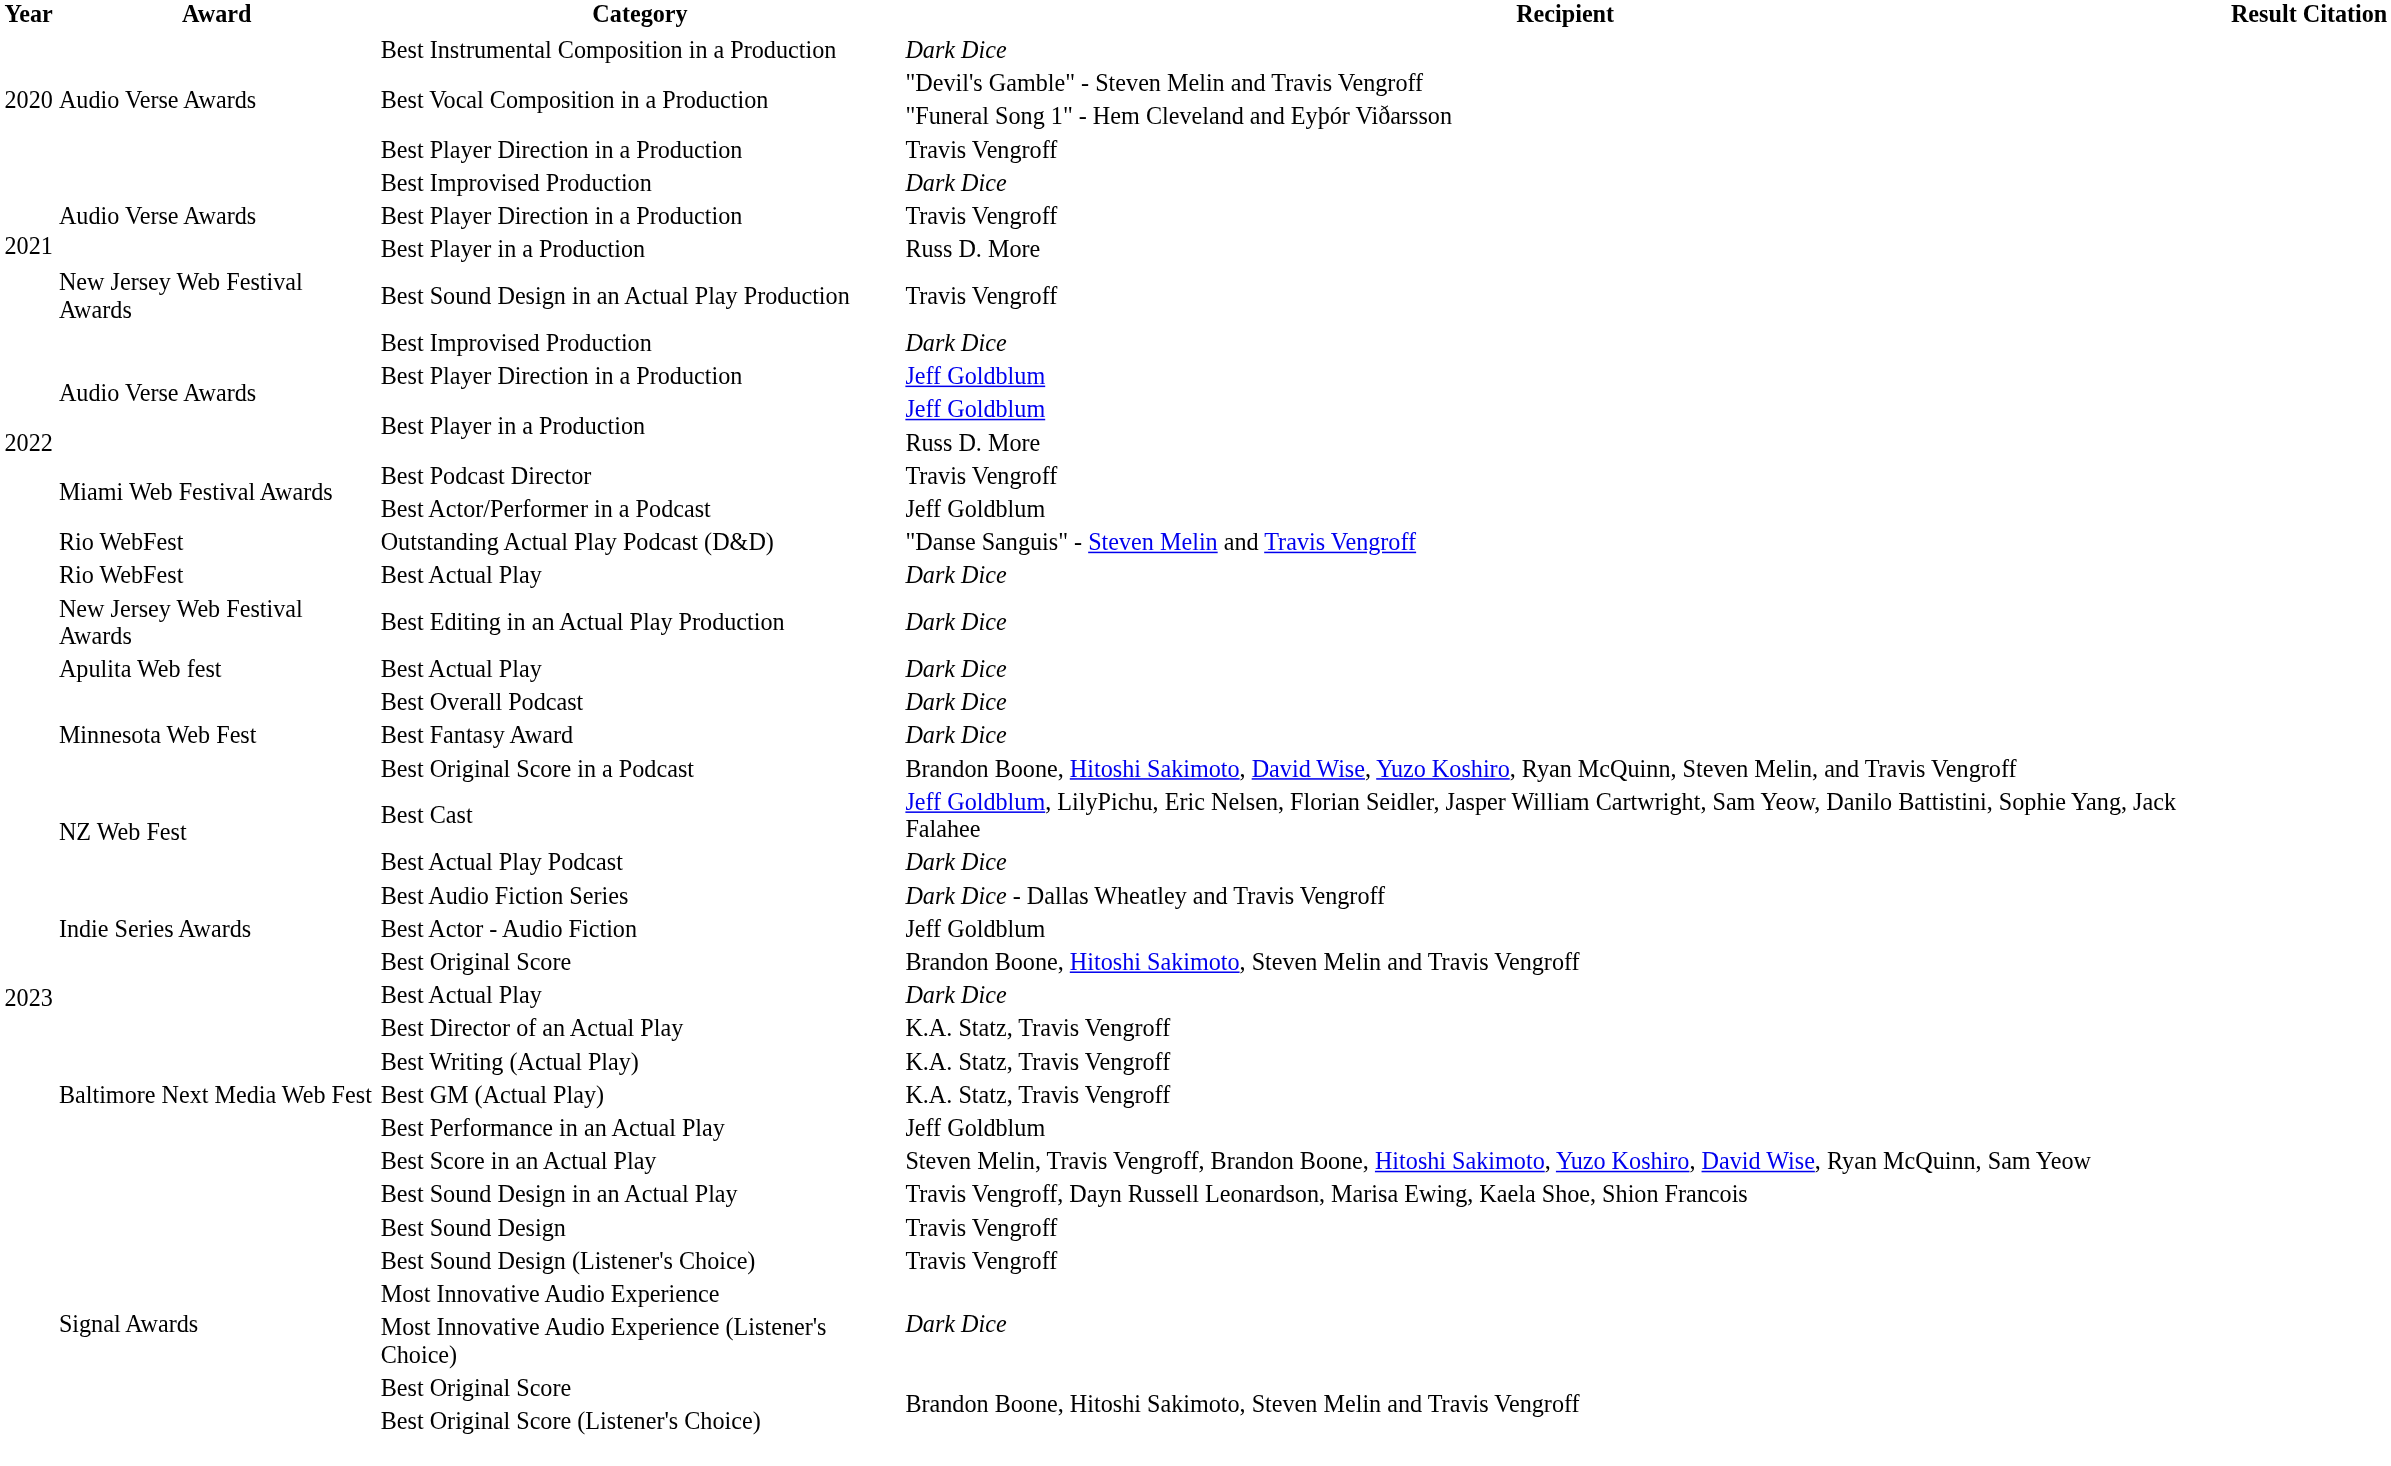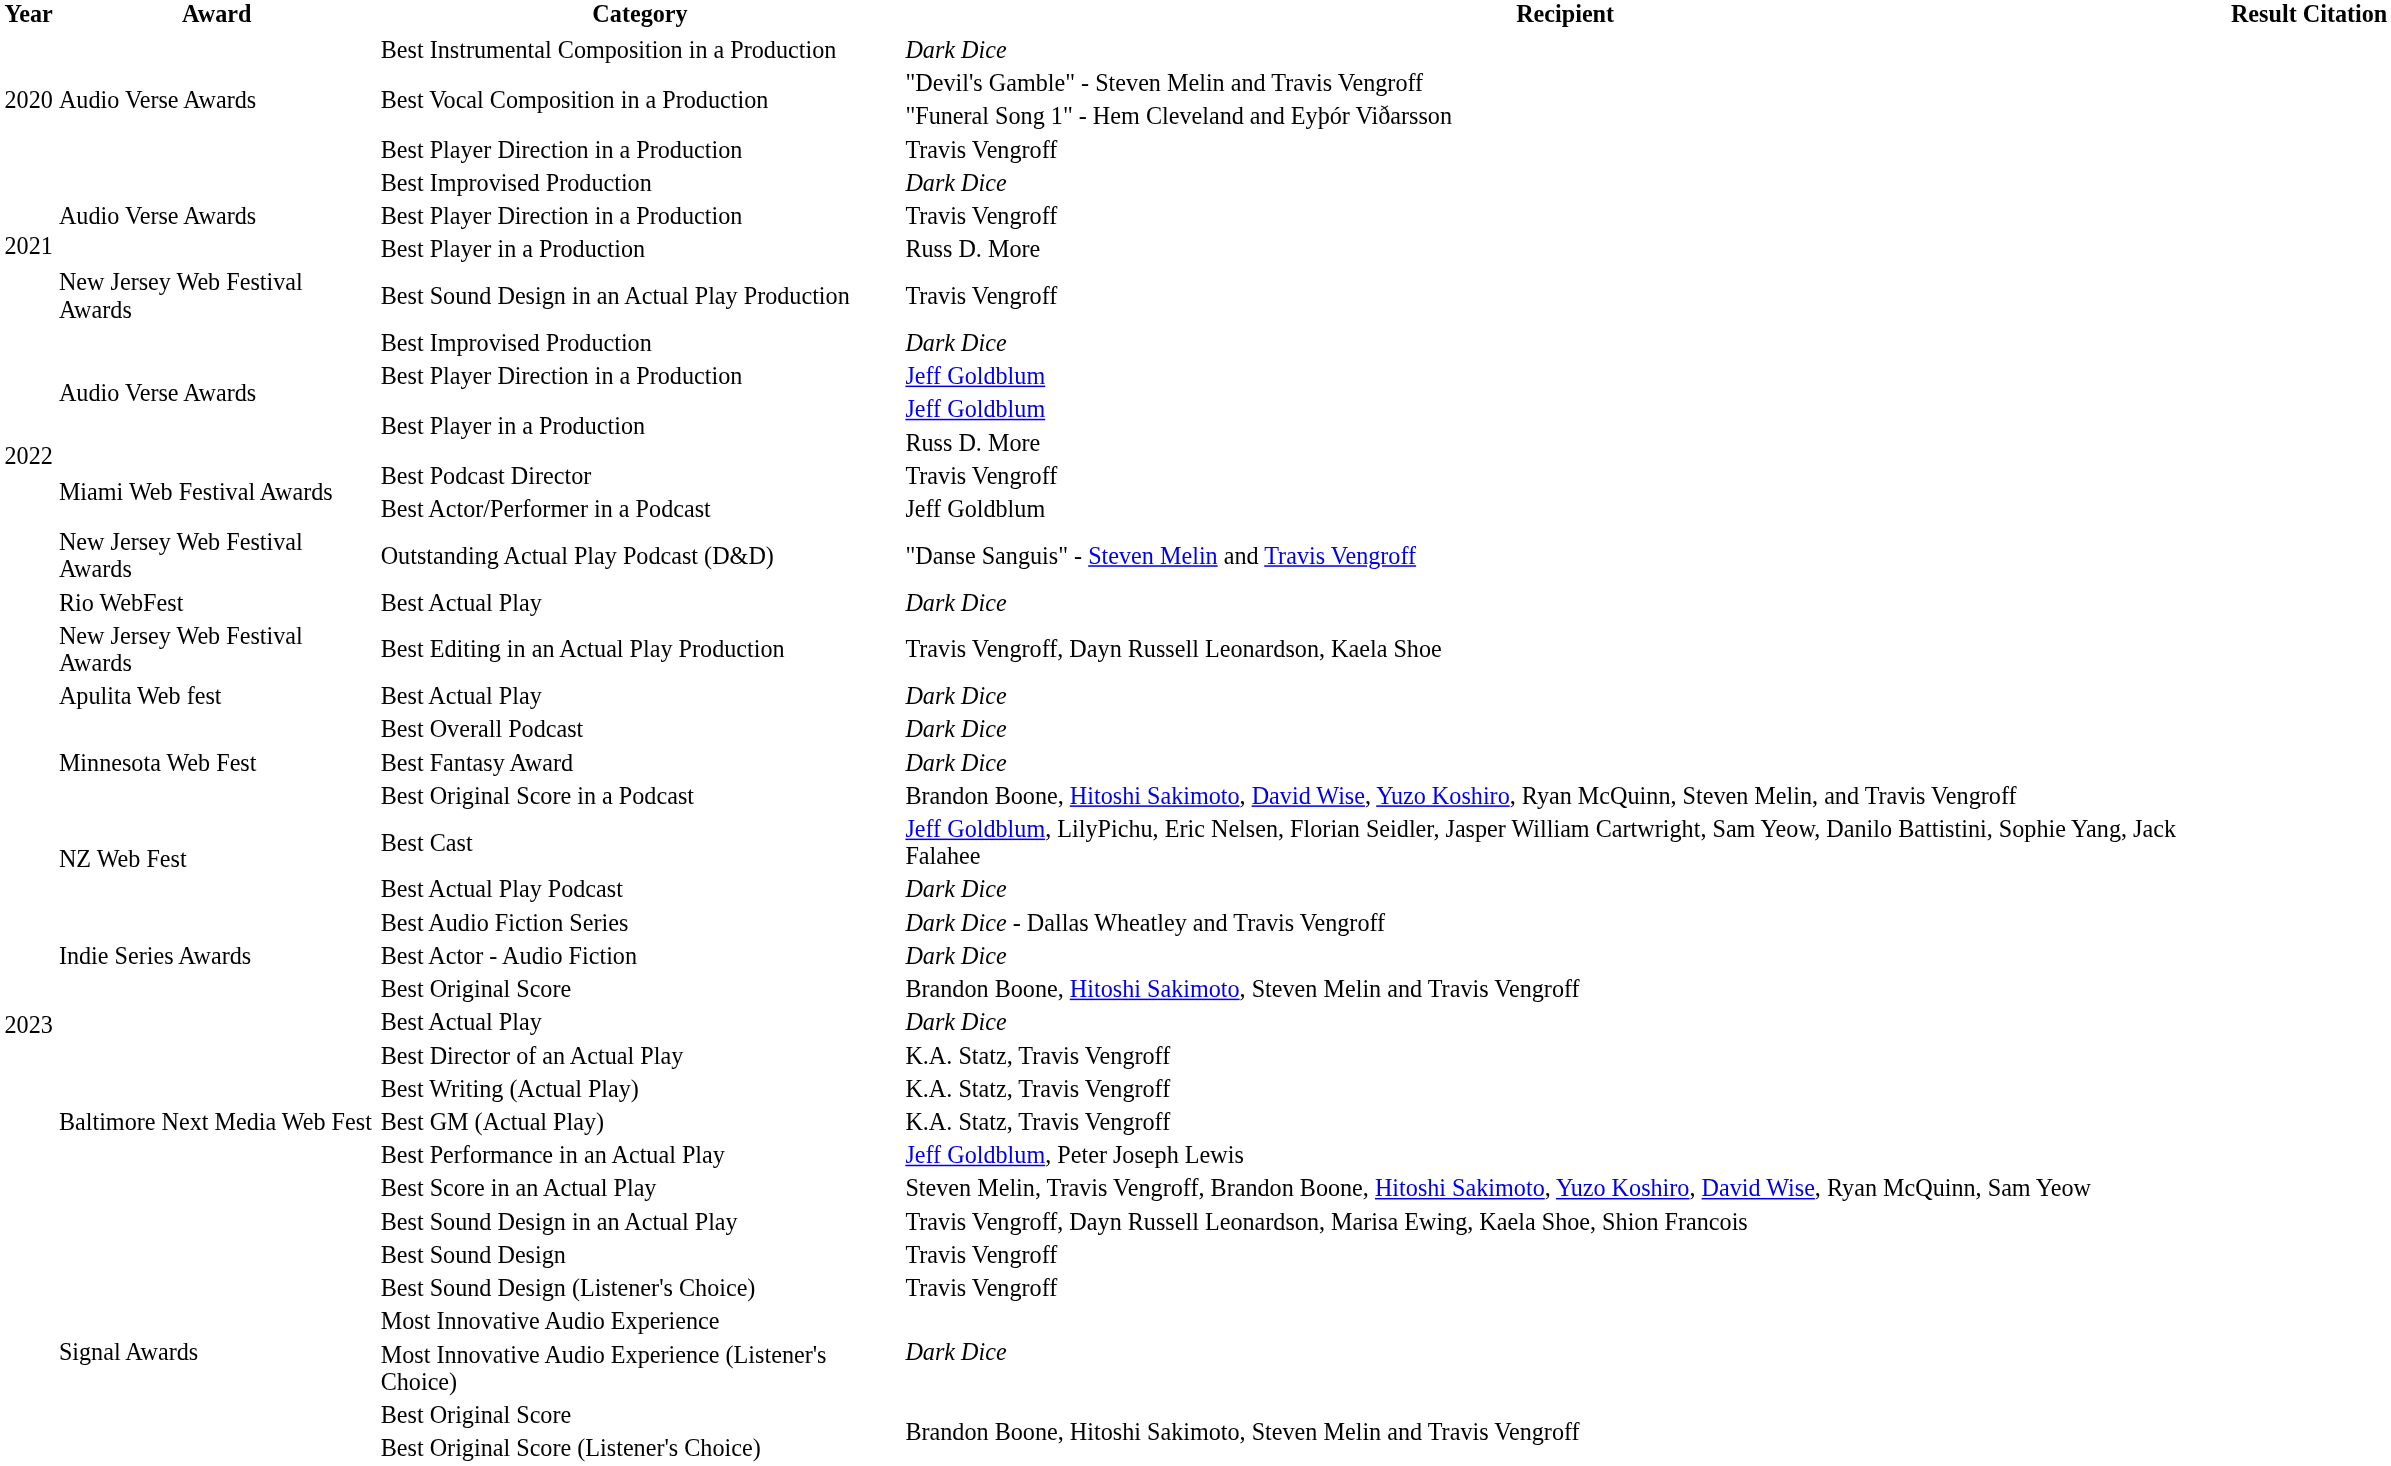(121, 542) Rio WebFest -> (181, 555) New Jersey Web Festival Awards
(956, 622) Dark Dice -> (1174, 649) Travis Vengroff, Dayn Russell Leonardson, Kaela Shoe
(975, 928) Jeff Goldblum -> (956, 956) Dark Dice
(975, 1128) Jeff Goldblum -> (1075, 1155) Jeff Goldblum, Peter Joseph Lewis
